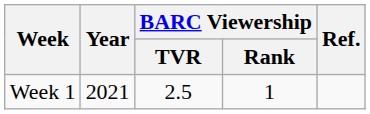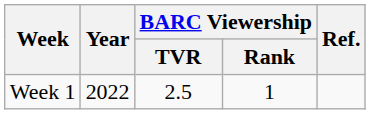(108, 91) 2021 -> (108, 91) 2022
